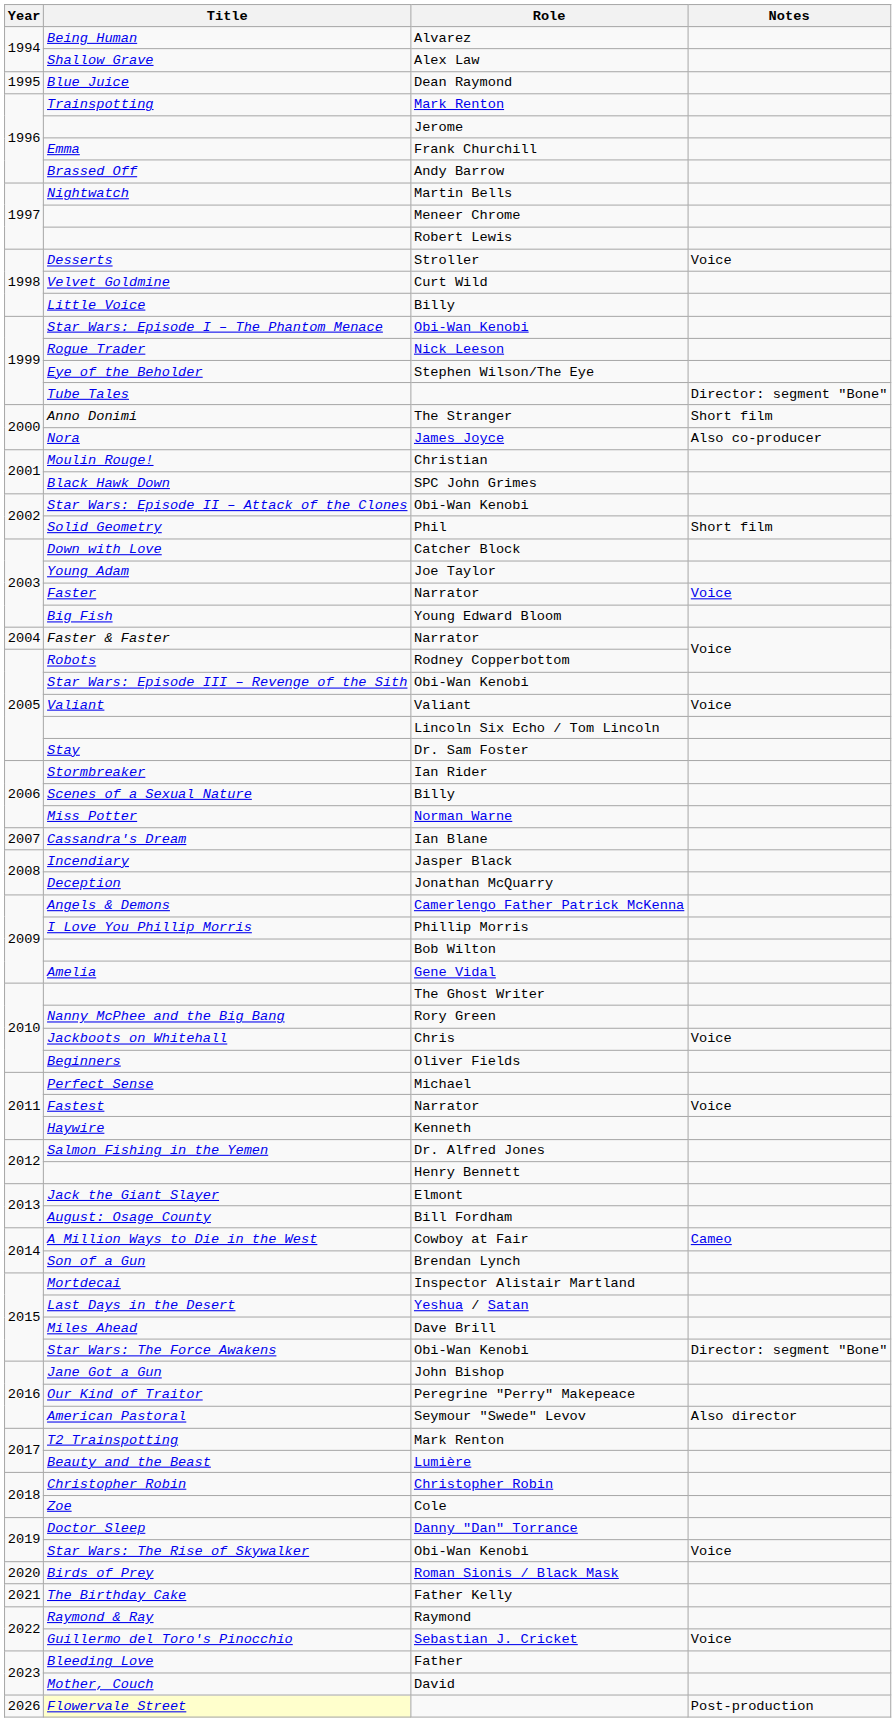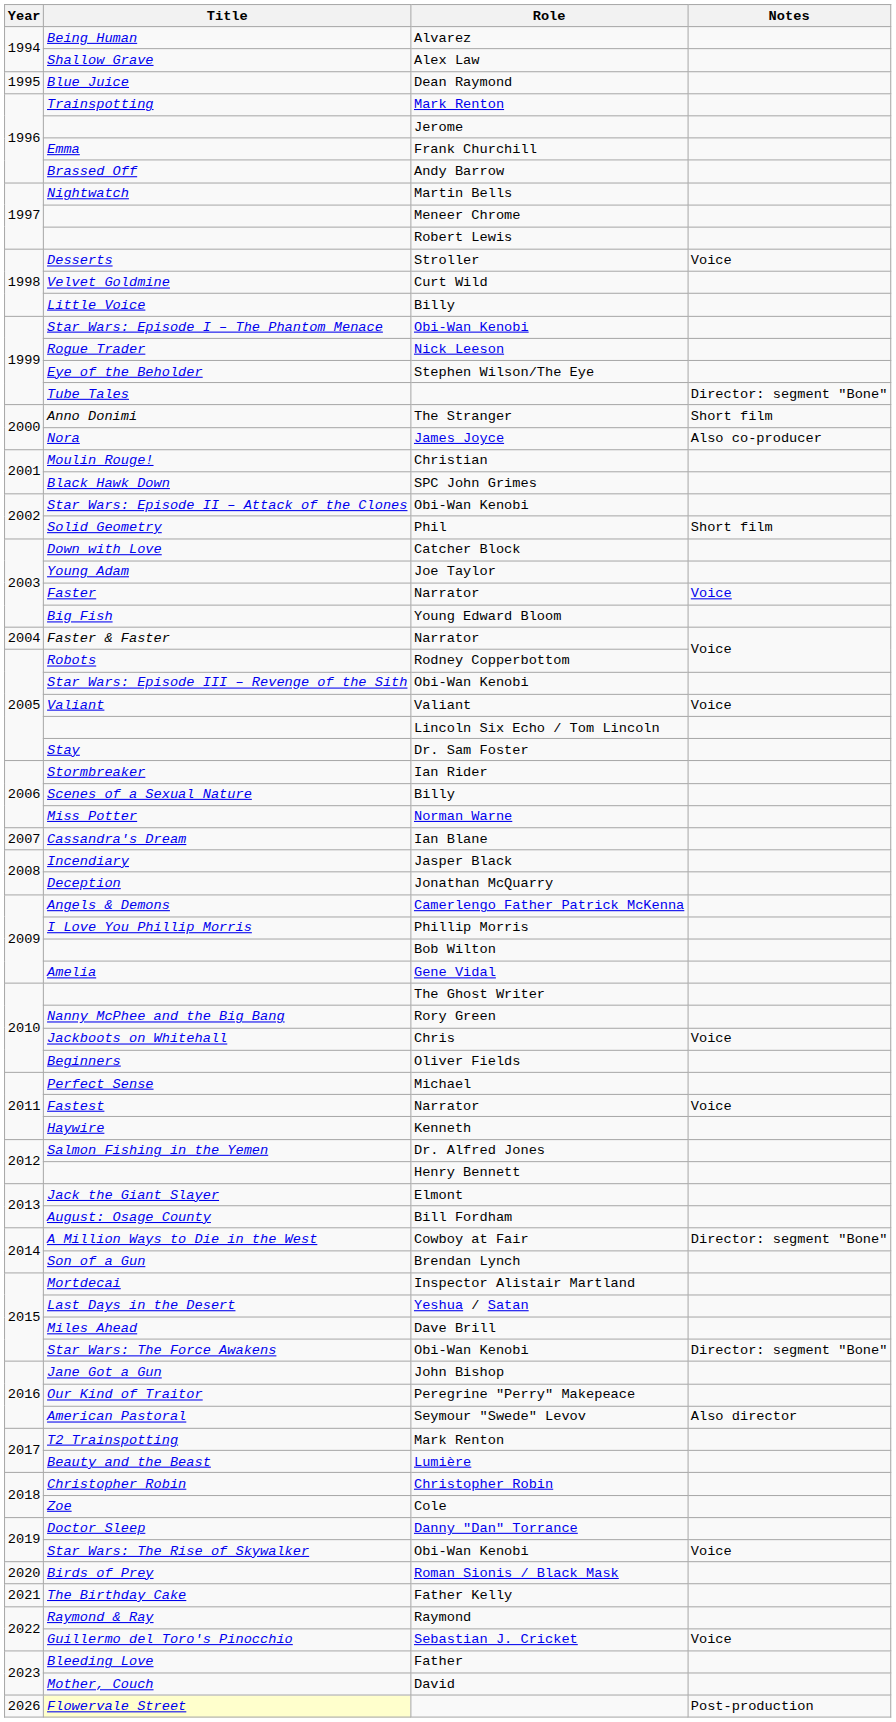(711, 1239) Cameo -> (789, 1239) Director: segment "Bone"
